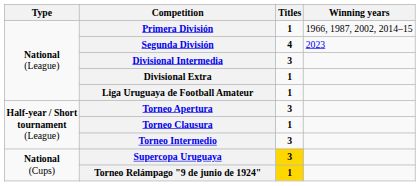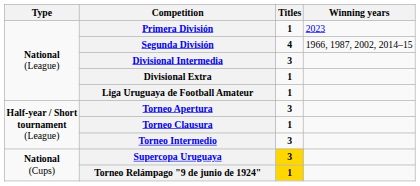(359, 28) 1966, 1987, 2002, 2014–15 -> (315, 28) 2023
(315, 44) 2023 -> (359, 44) 1966, 1987, 2002, 2014–15
